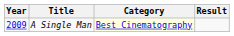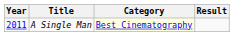(17, 25) 2009 -> (17, 25) 2011
